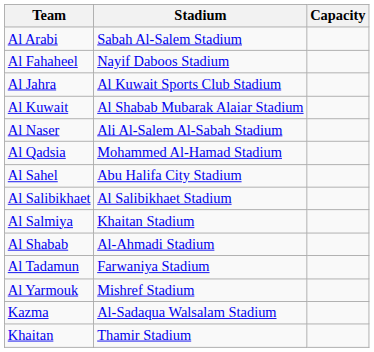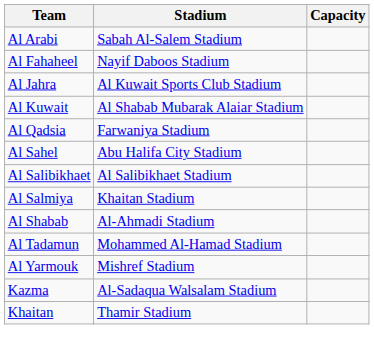- row: (34, 130)
(190, 152) Mohammed Al-Hamad Stadium -> (153, 130) Farwaniya Stadium
(153, 267) Farwaniya Stadium -> (190, 244) Mohammed Al-Hamad Stadium
